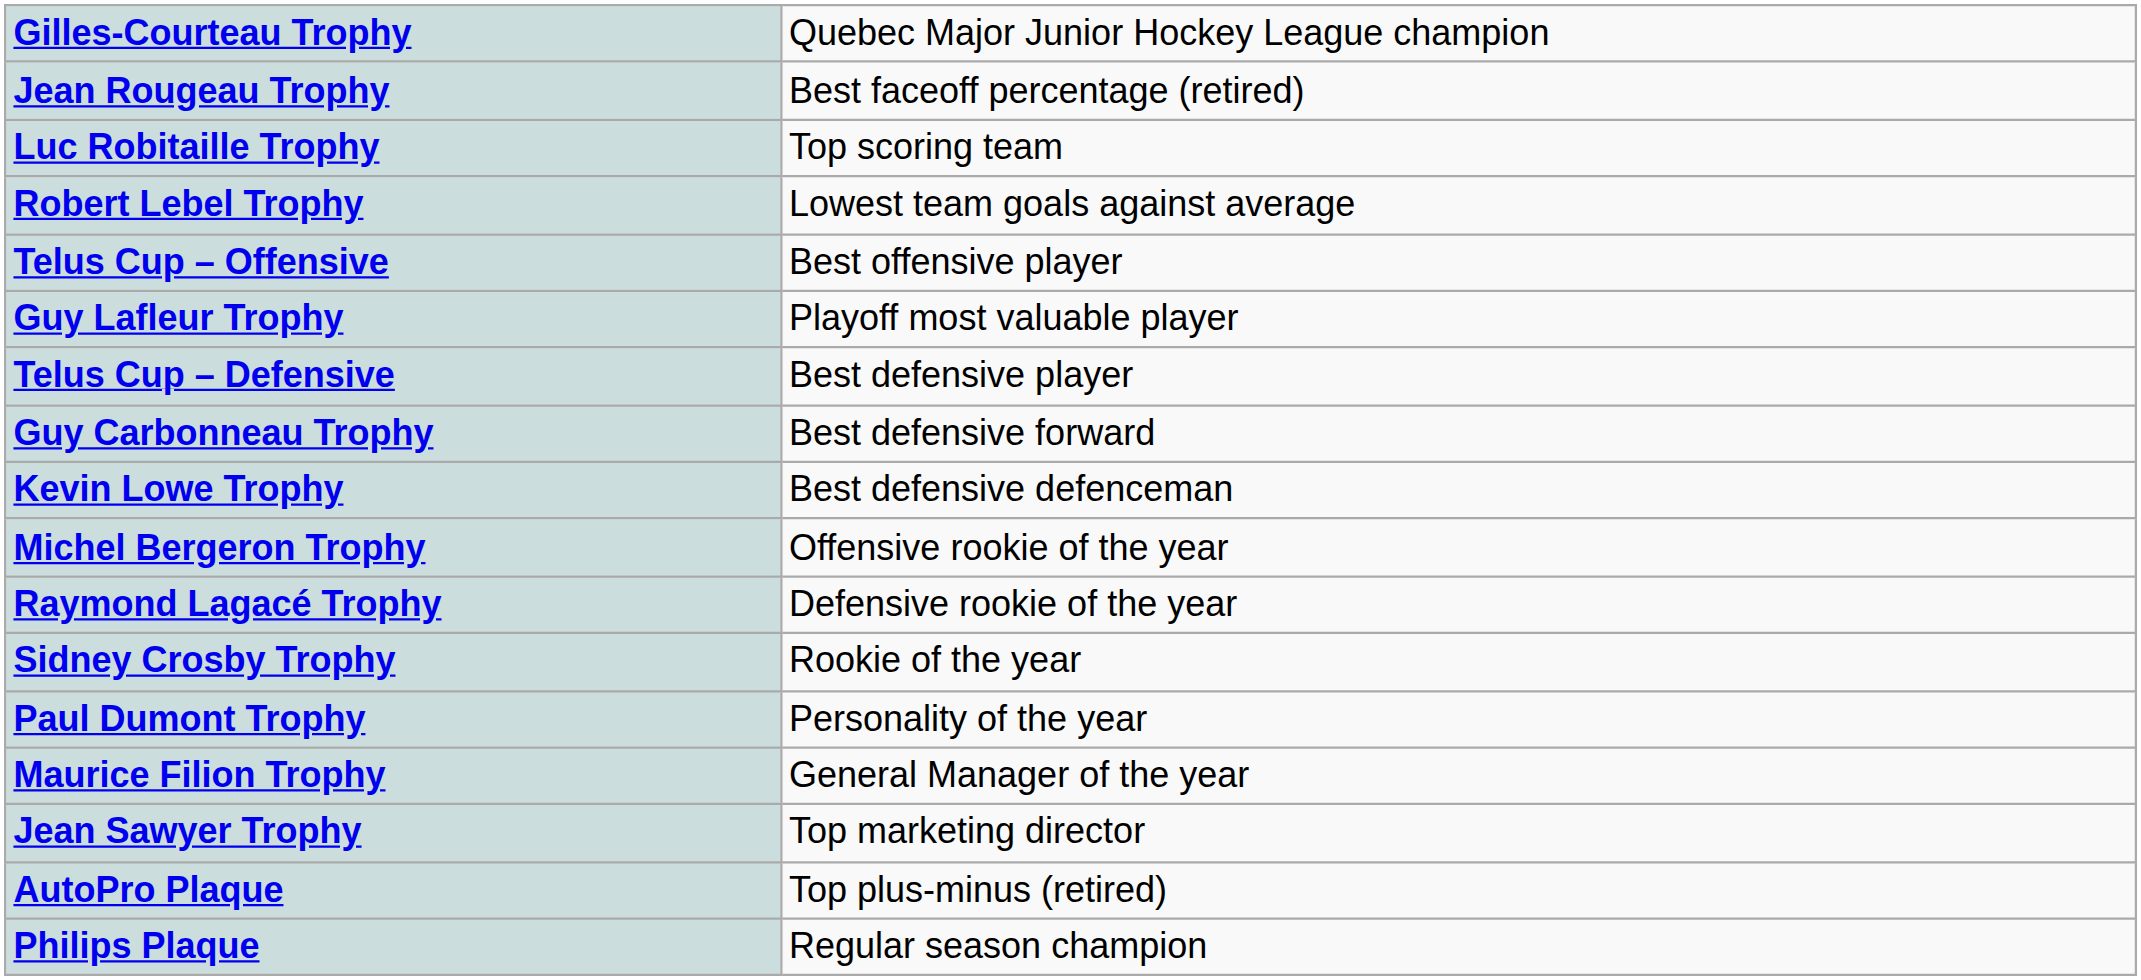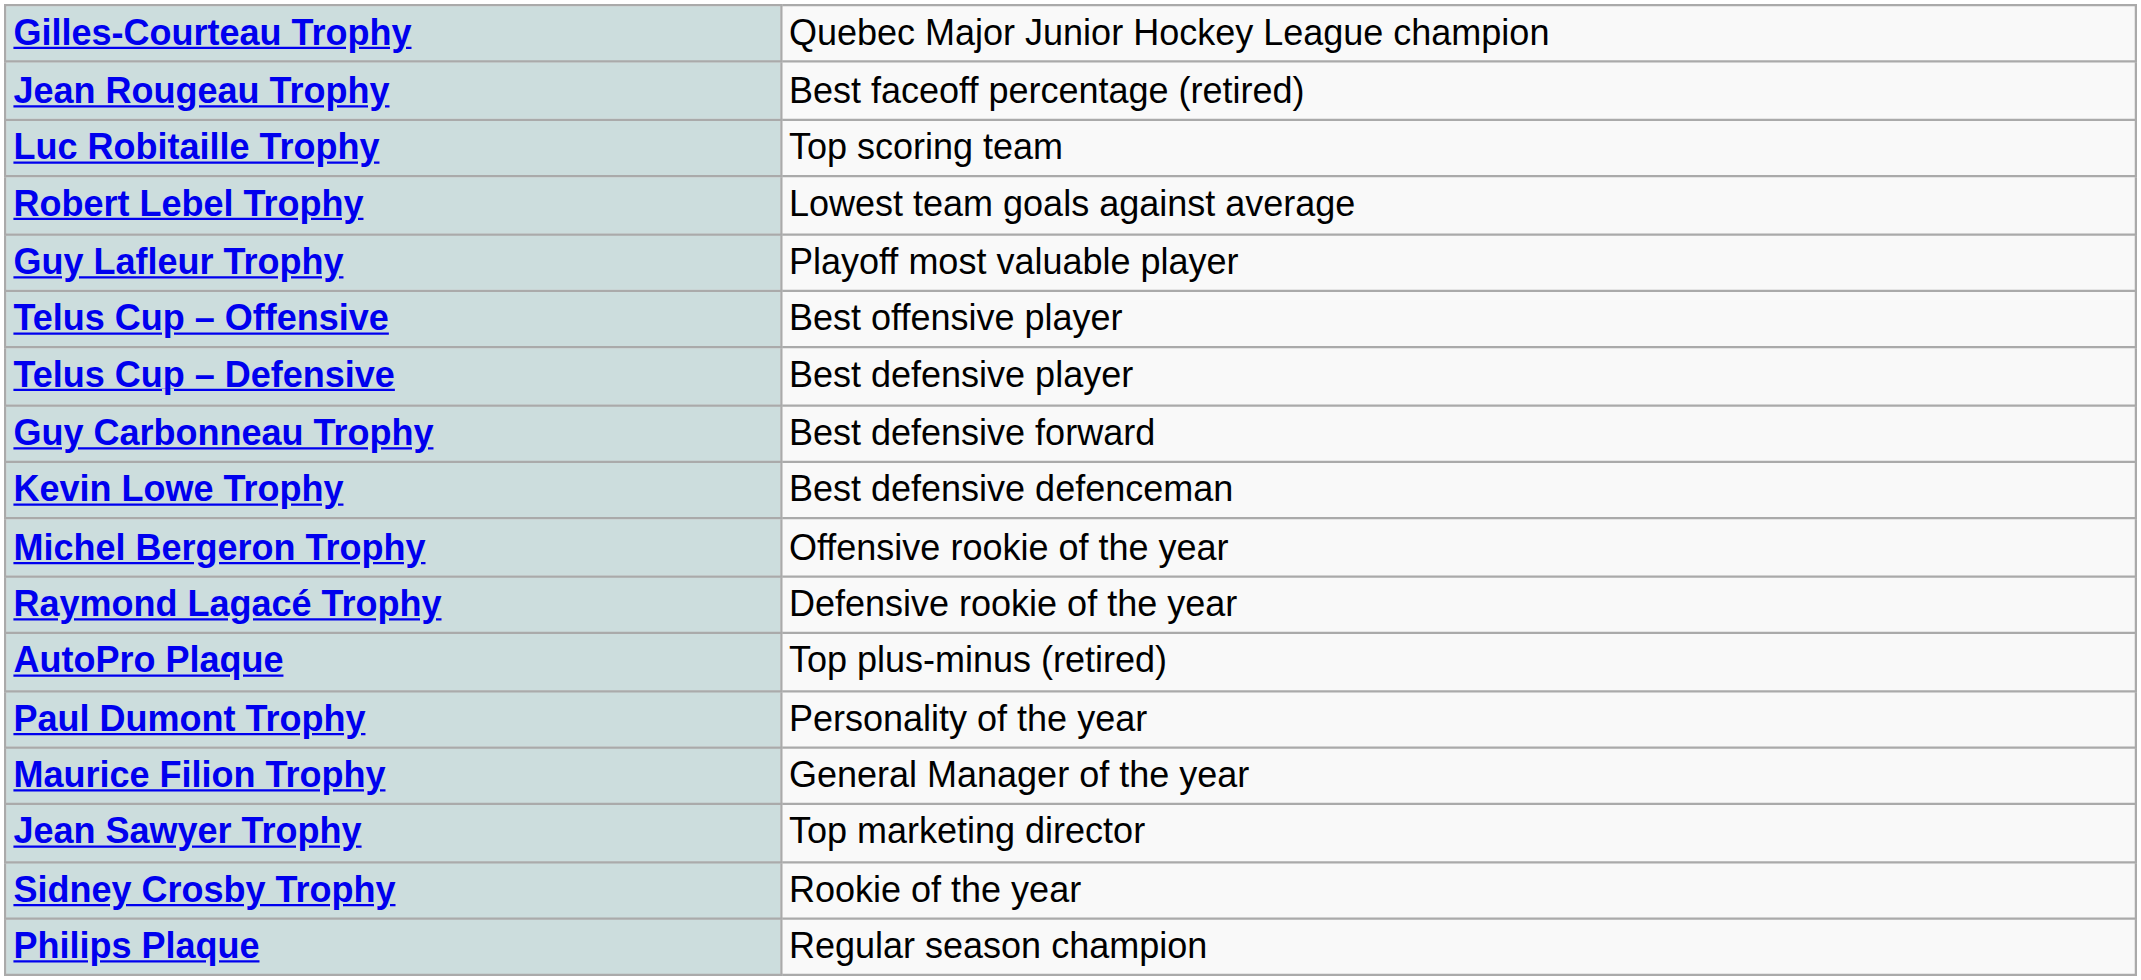rows swapped: (178, 318) <-> (201, 261)
rows swapped: (204, 661) <-> (148, 889)
